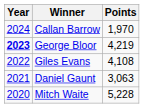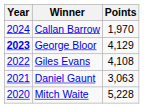(121, 45) 4,219 -> (121, 45) 4,129
